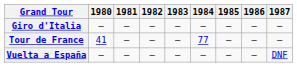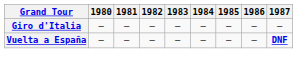- row: (46, 40)
(280, 55) normal -> (280, 40) bold
